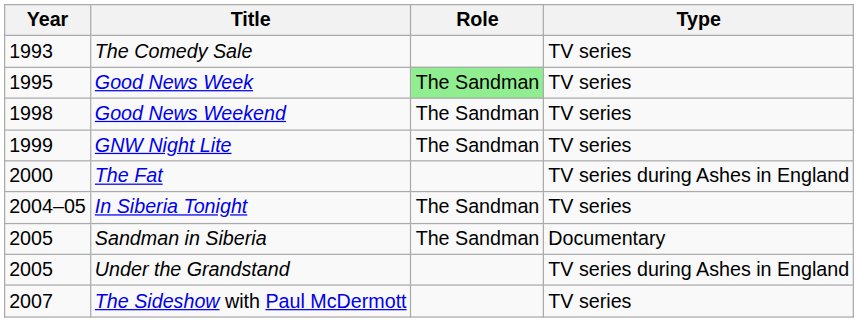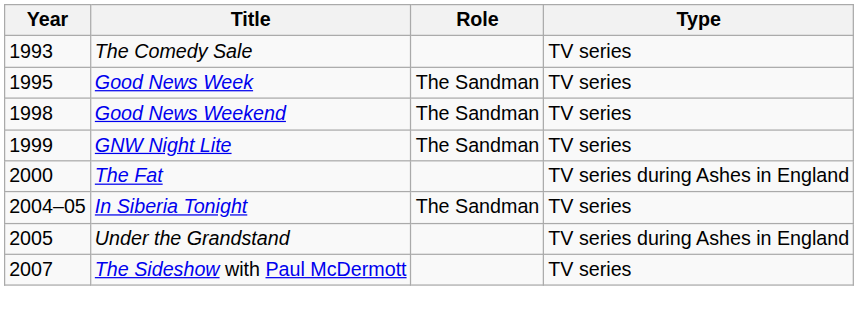(477, 82) lightgreen background -> (477, 82) no background
- row: (181, 238)
